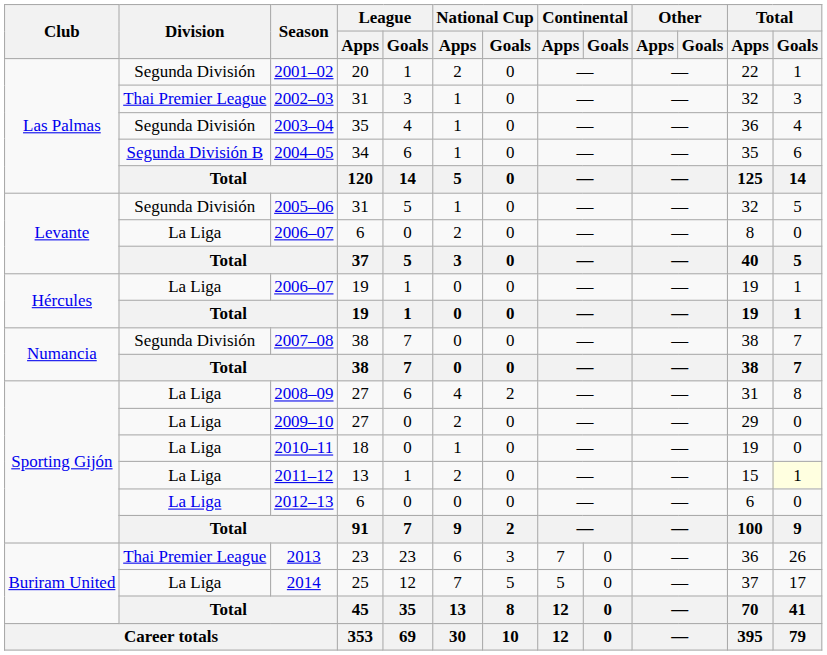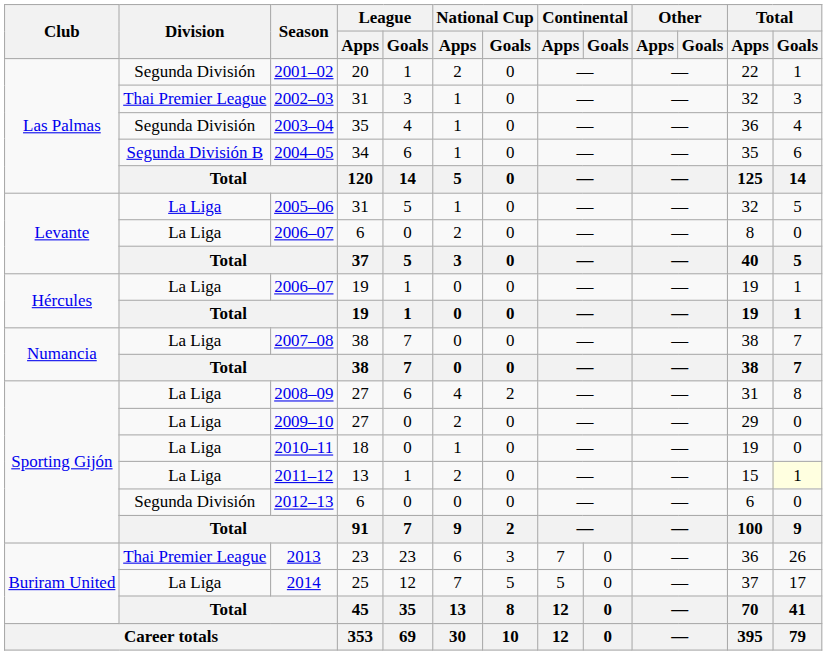(195, 206) Segunda División -> (195, 206) La Liga
(195, 340) Segunda División -> (195, 340) La Liga
(195, 502) La Liga -> (195, 502) Segunda División
